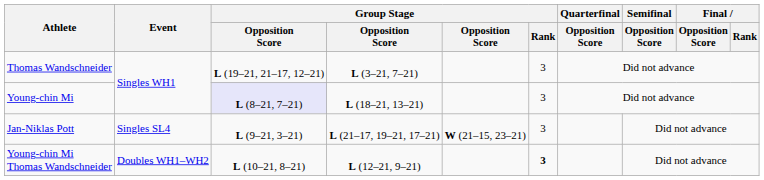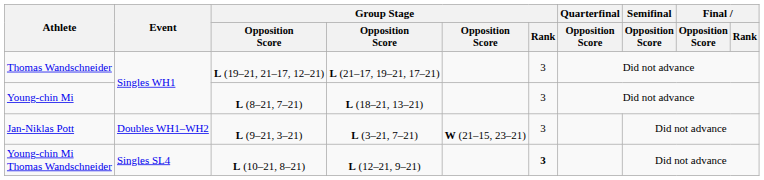(385, 74) L (3–21, 7–21) -> (385, 74) L (21–17, 19–21, 17–21)
(269, 105) lavender background -> (269, 105) no background
(144, 129) Singles SL4 -> (163, 129) Doubles WH1–WH2
(385, 136) L (21–17, 19–21, 17–21) -> (385, 136) L (3–21, 7–21)
(163, 160) Doubles WH1–WH2 -> (144, 160) Singles SL4
